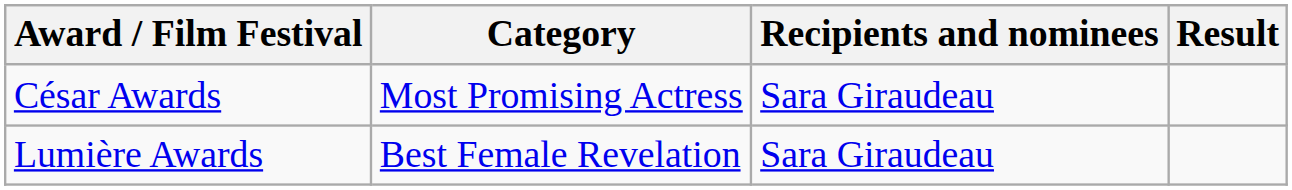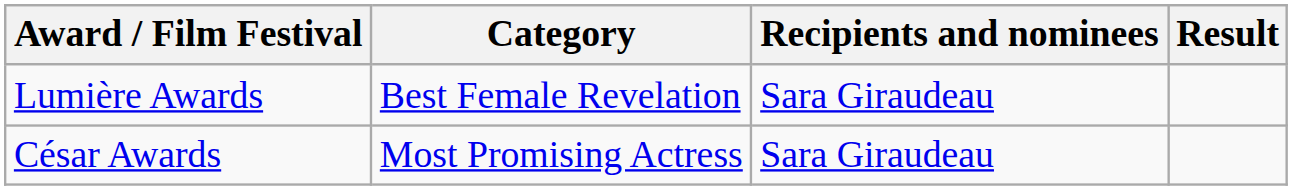rows swapped: (118, 94) <-> (139, 154)
